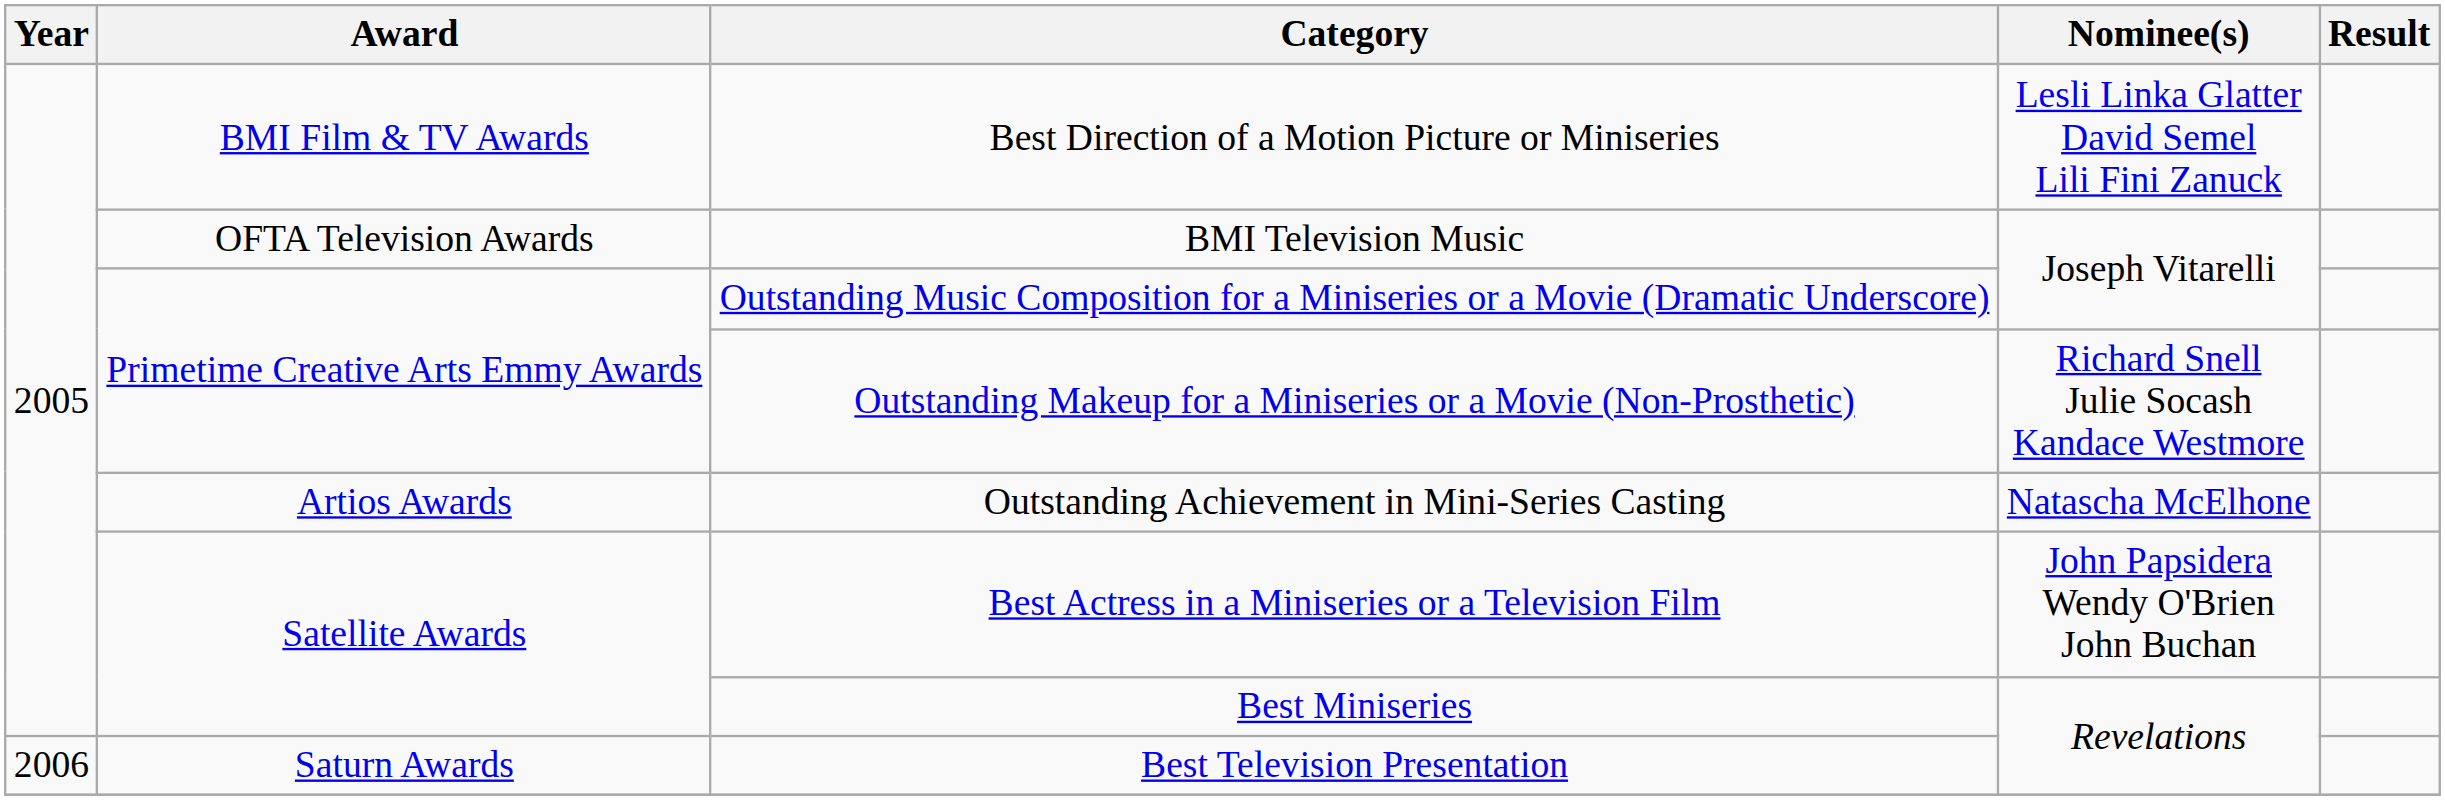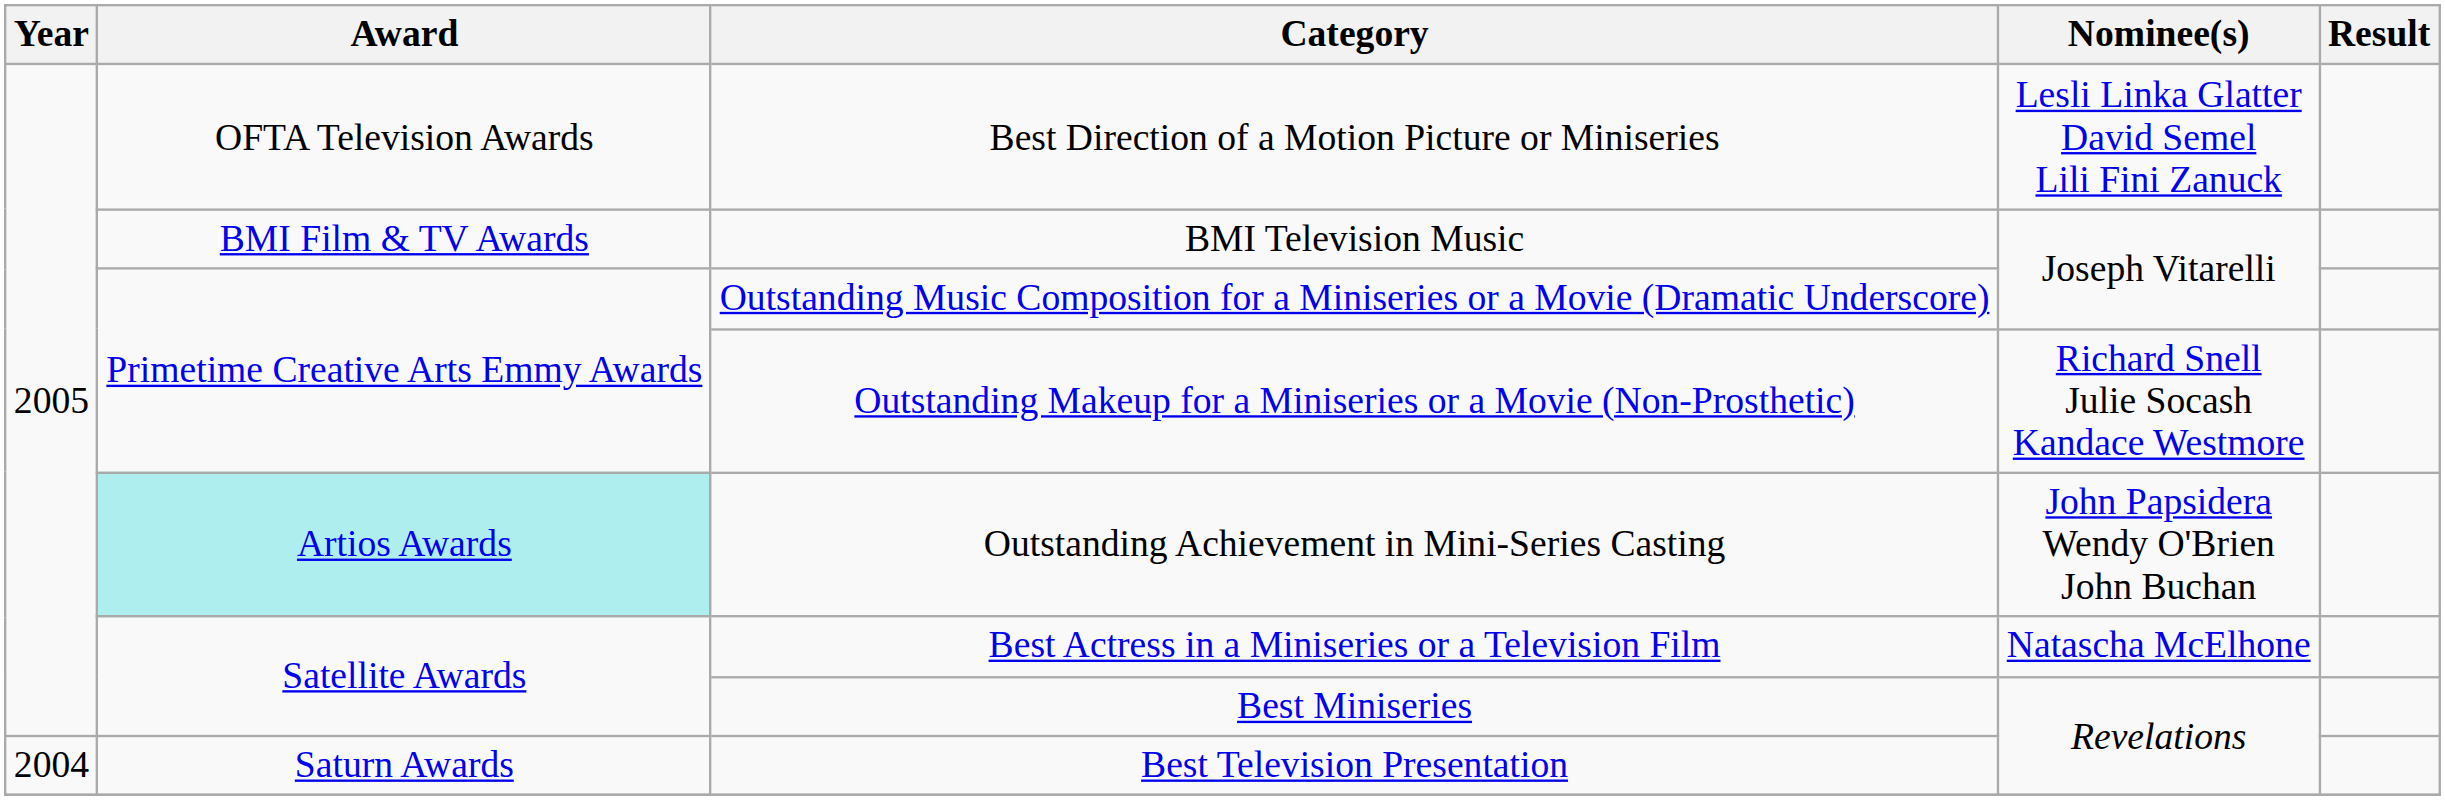(404, 136) BMI Film & TV Awards -> (404, 136) OFTA Television Awards
(404, 238) OFTA Television Awards -> (404, 238) BMI Film & TV Awards
(404, 501) no background -> (404, 543) paleturquoise background
(2159, 501) Natascha McElhone -> (2159, 543) John Papsidera Wendy O'Brien John Buchan
(2159, 603) John Papsidera Wendy O'Brien John Buchan -> (2159, 645) Natascha McElhone
(51, 765) 2006 -> (51, 765) 2004
